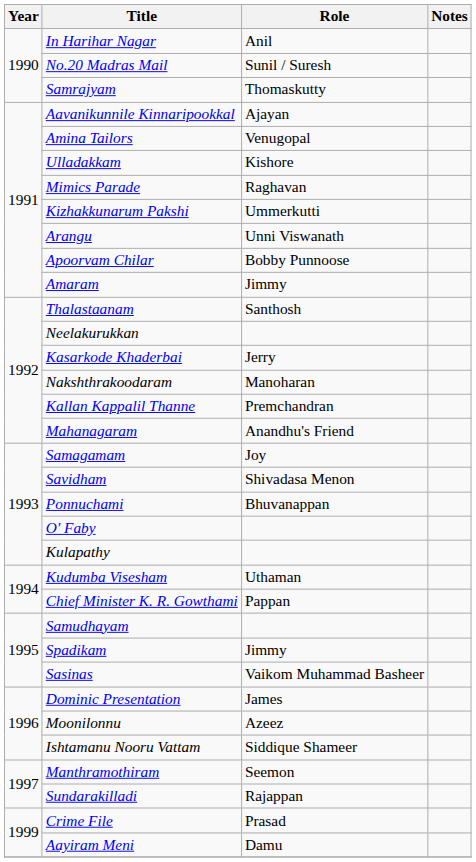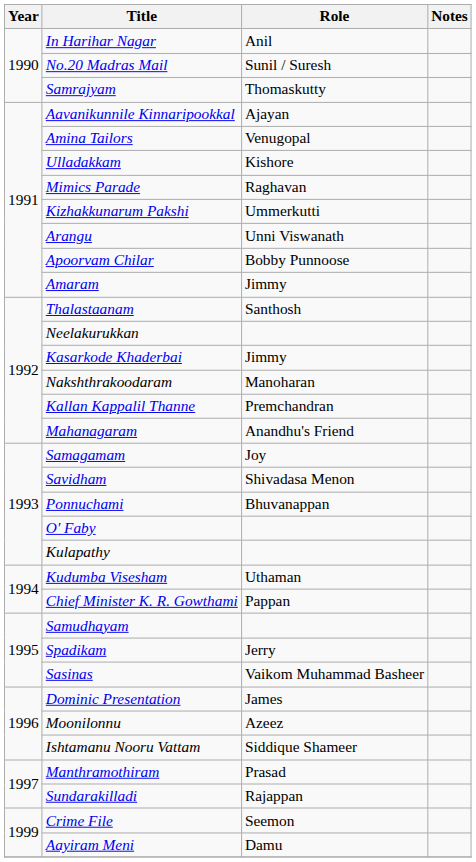(260, 357) Jerry -> (266, 357) Jimmy
(266, 650) Jimmy -> (260, 650) Jerry
(270, 771) Seemon -> (265, 771) Prasad
(265, 820) Prasad -> (270, 820) Seemon
